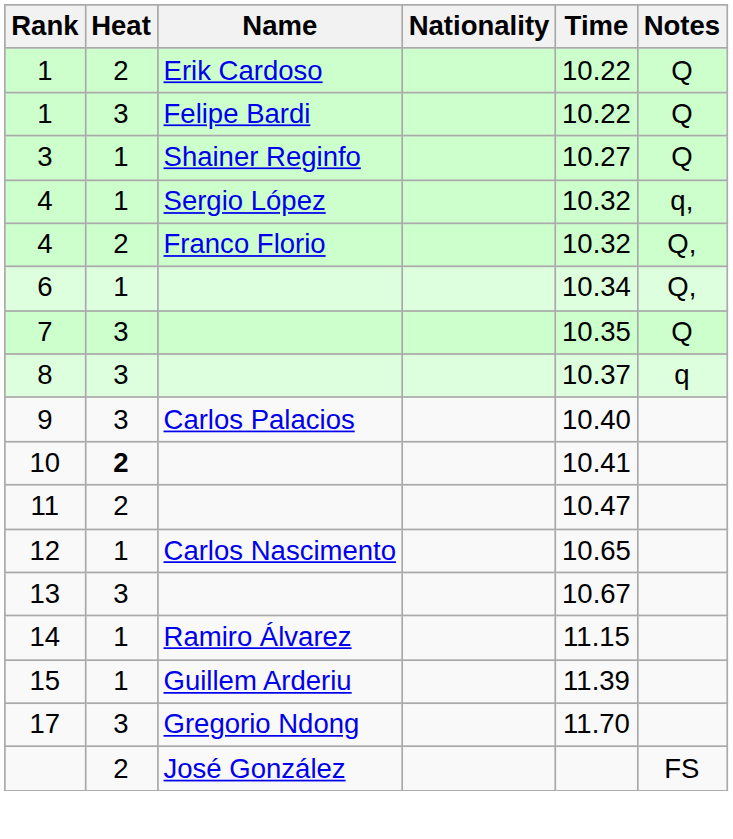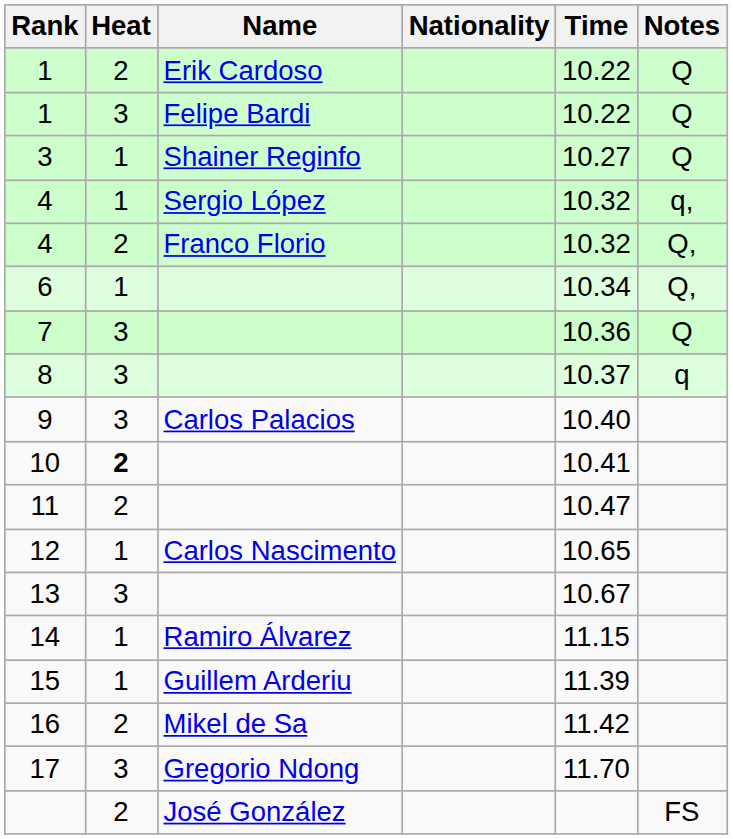(596, 331) 10.35 -> (596, 331) 10.36
+ row: (45, 724)
